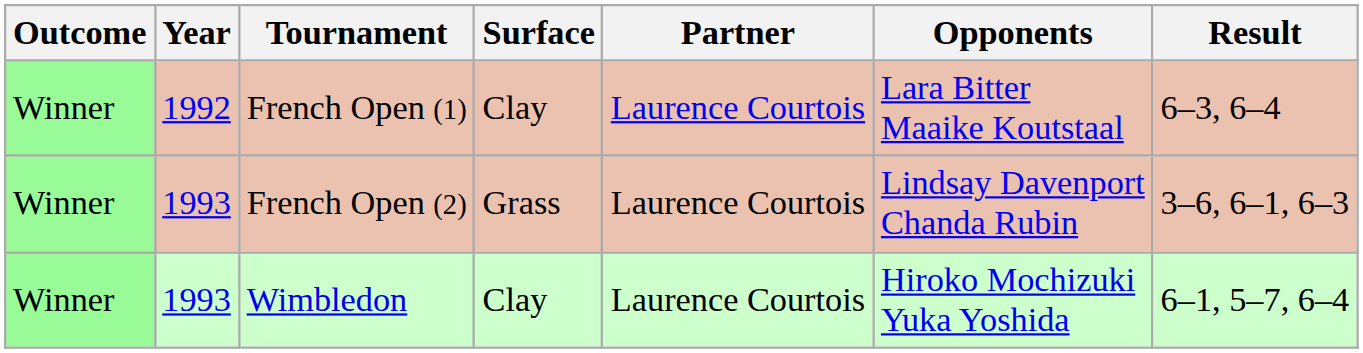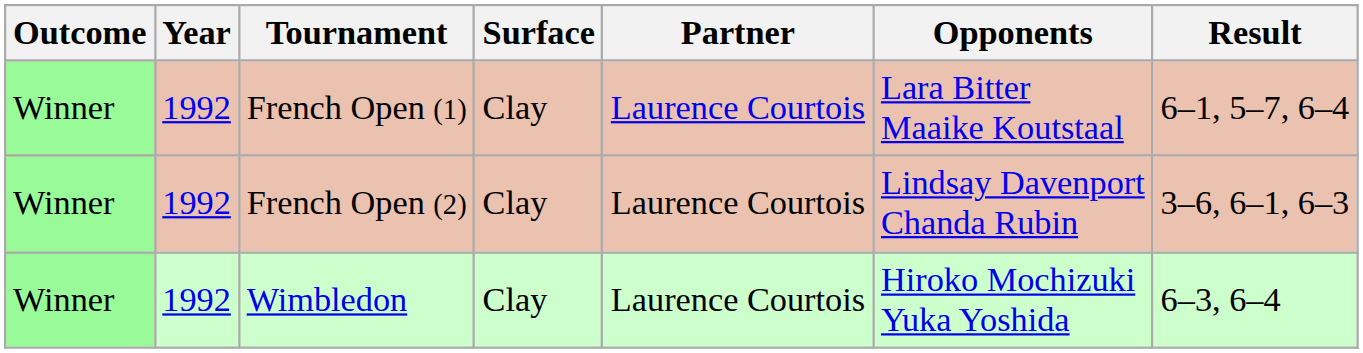(1221, 107) 6–3, 6–4 -> (1255, 107) 6–1, 5–7, 6–4
(197, 202) 1993 -> (197, 202) 1992
(522, 202) Grass -> (515, 202) Clay
(197, 298) 1993 -> (197, 298) 1992
(1255, 298) 6–1, 5–7, 6–4 -> (1221, 298) 6–3, 6–4
